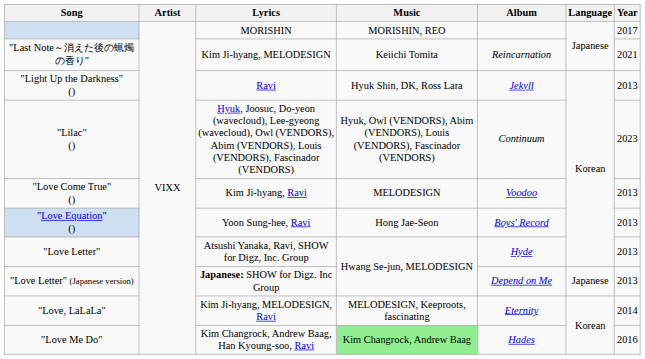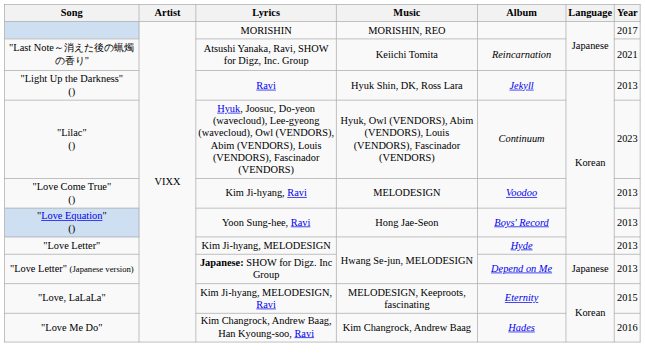(266, 54) Kim Ji-hyang, MELODESIGN -> (266, 54) Atsushi Yanaka, Ravi, SHOW for Digz, Inc. Group
(266, 251) Atsushi Yanaka, Ravi, SHOW for Digz, Inc. Group -> (266, 245) Kim Ji-hyang, MELODESIGN
(627, 310) 2014 -> (627, 298) 2015
(407, 339) lightgreen background -> (407, 327) no background
